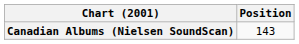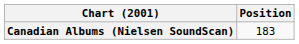(265, 31) 143 -> (265, 31) 183
